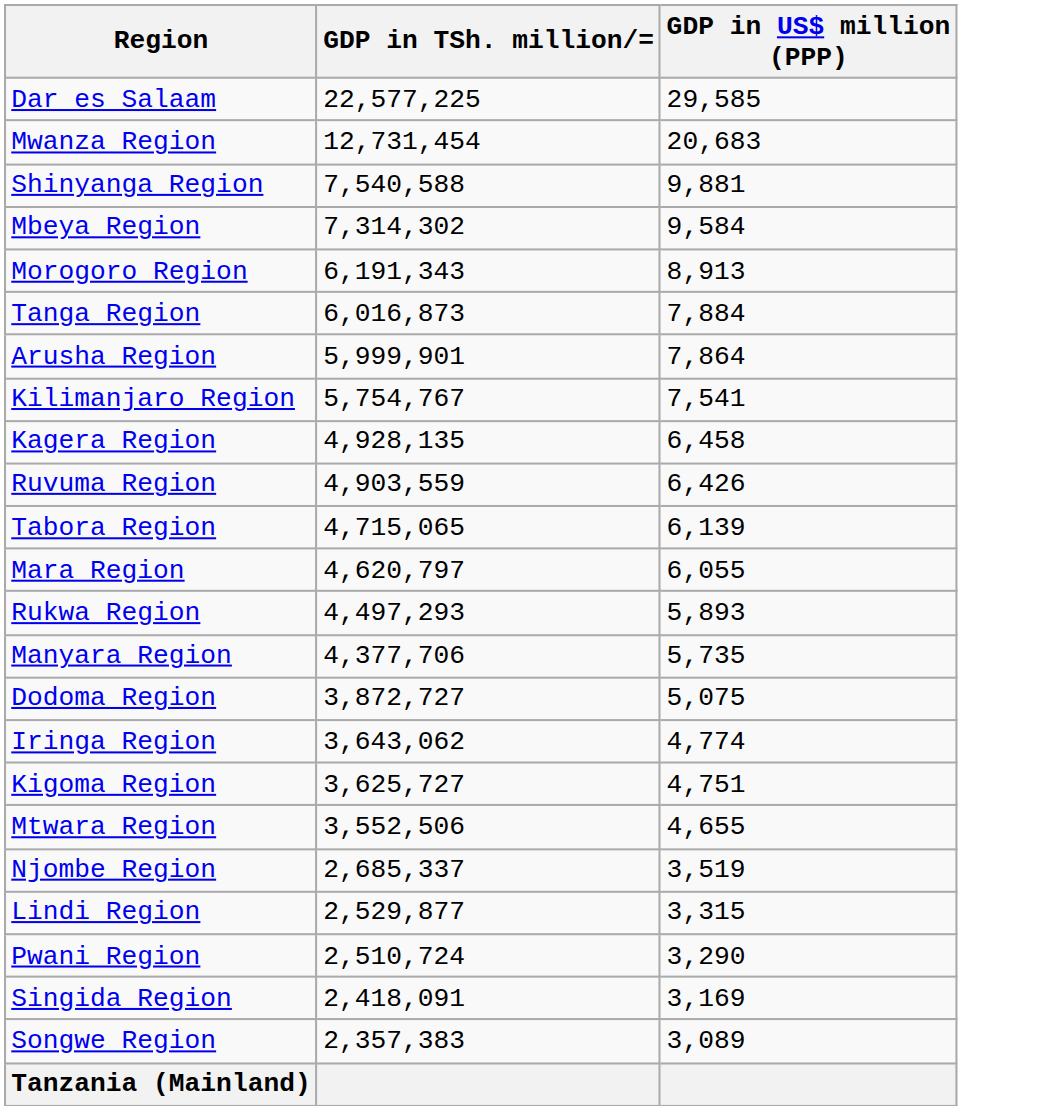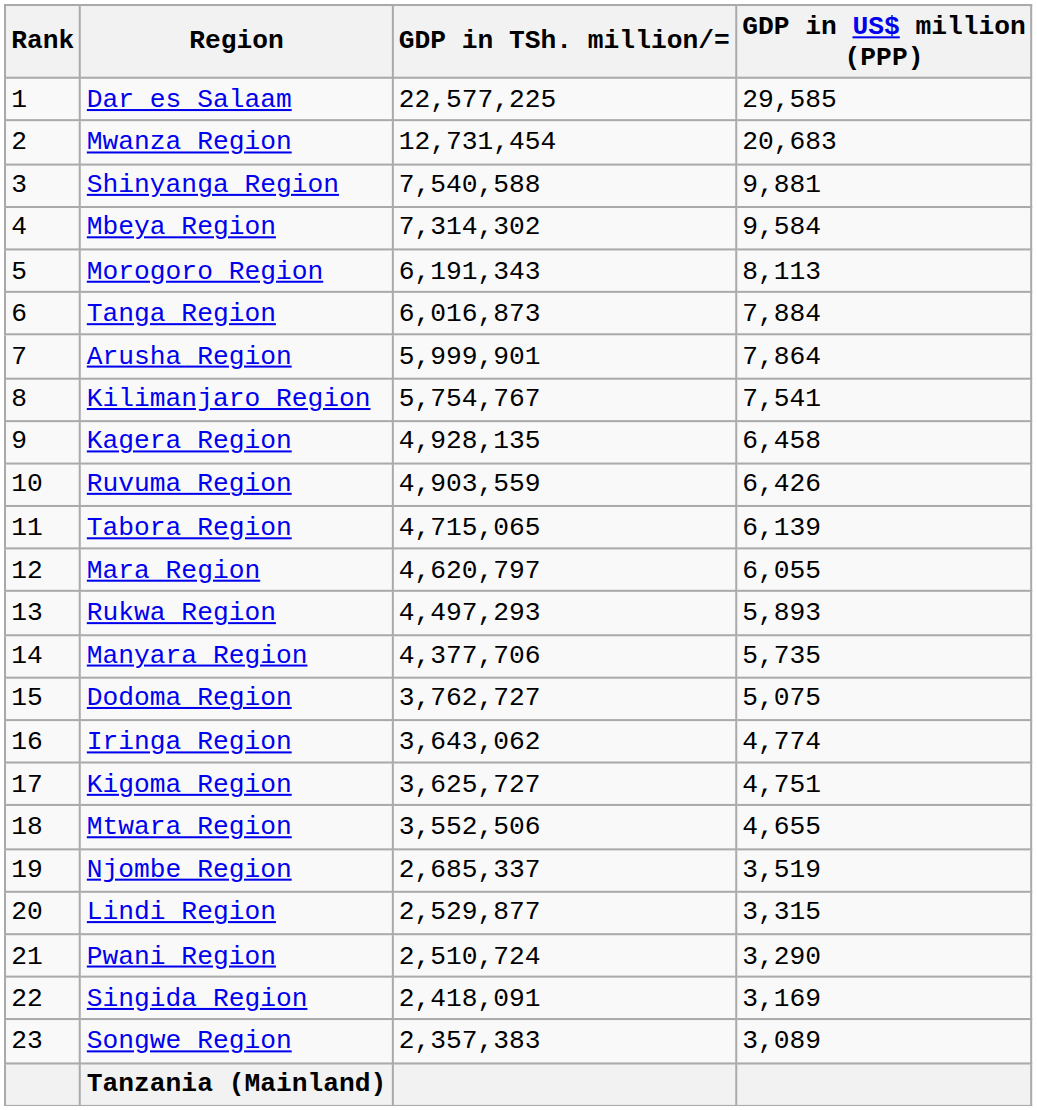+ column: (43, 42)
(706, 271) 8,913 -> (782, 271) 8,113
(394, 699) 3,872,727 -> (470, 699) 3,762,727
